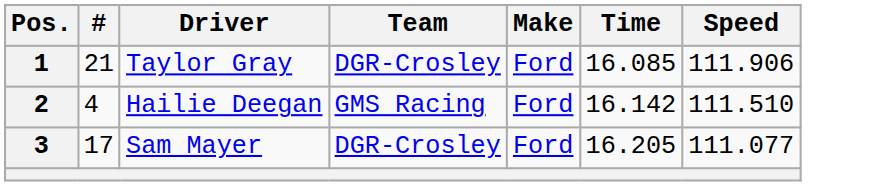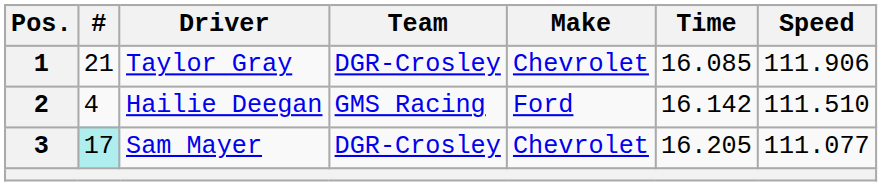(543, 66) Ford -> (581, 66) Chevrolet
(99, 148) no background -> (99, 148) paleturquoise background
(543, 148) Ford -> (581, 148) Chevrolet
